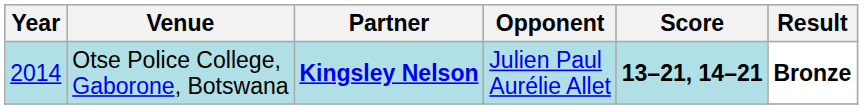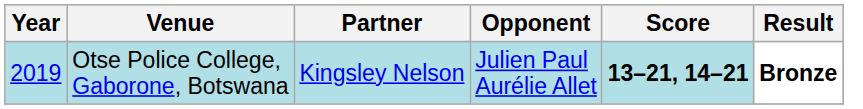(36, 73) 2014 -> (36, 73) 2019
(389, 73) bold -> (382, 73) normal
